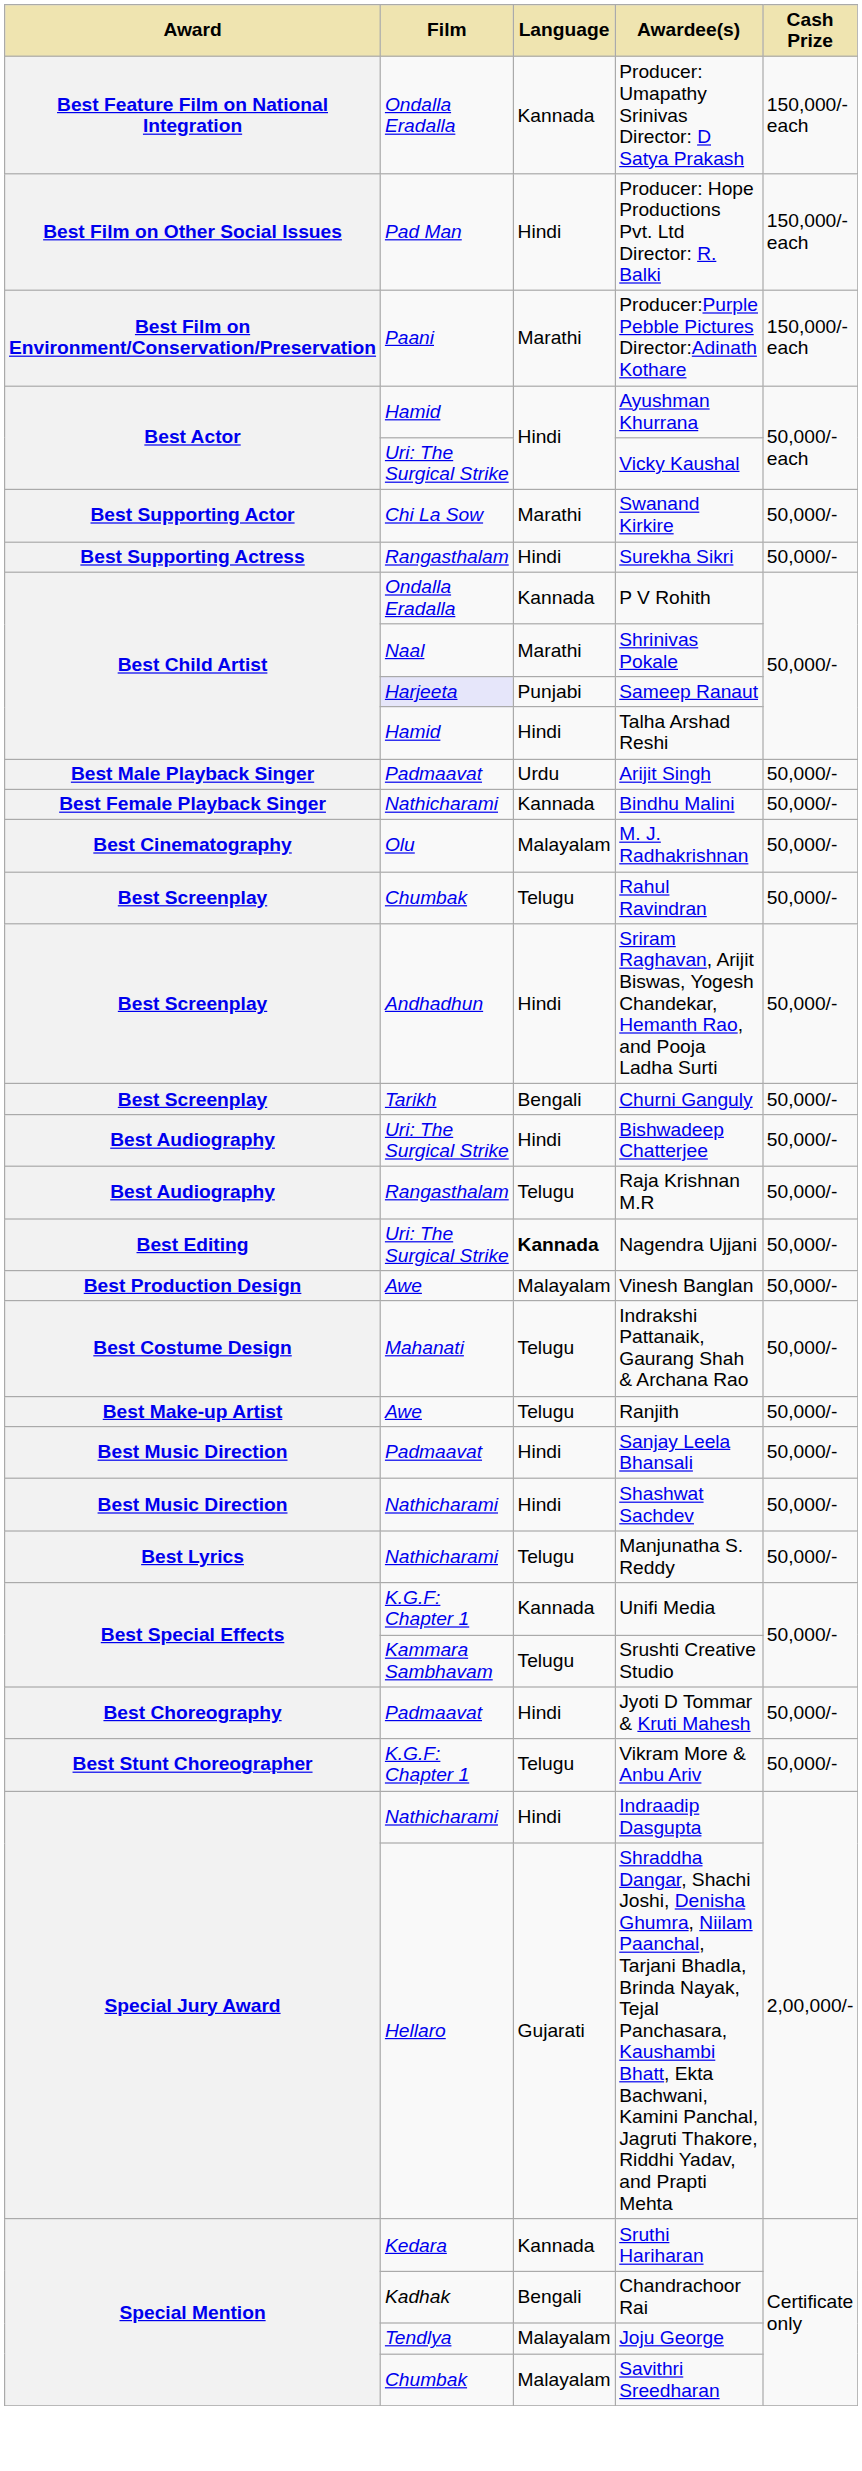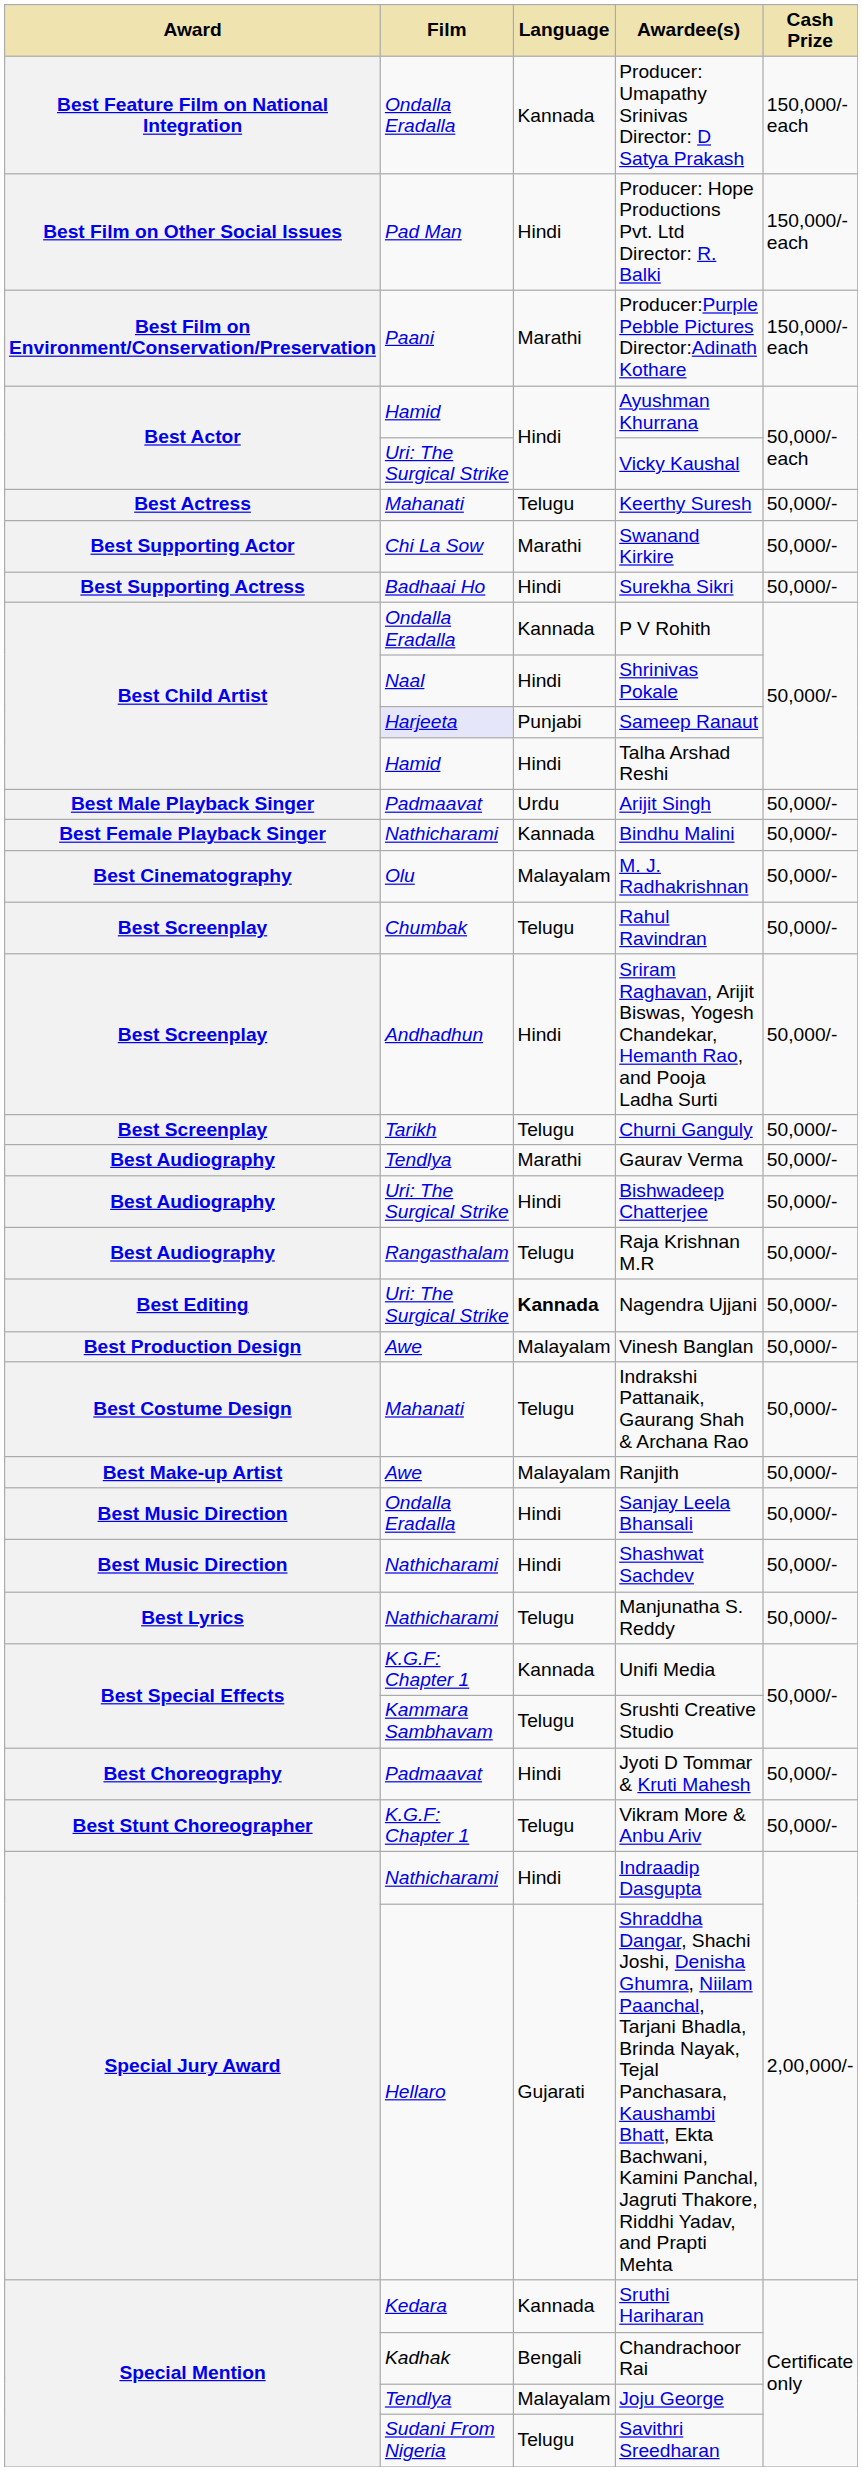+ row: (685, 504)
(447, 556) Rangasthalam -> (435, 587) Badhaai Ho
(550, 650) Marathi -> (539, 680) Hindi
(550, 1098) Bengali -> (546, 1129) Telugu
+ row: (681, 1159)
(546, 1411) Telugu -> (564, 1472) Malayalam
(433, 1452) Padmaavat -> (420, 1513) Ondalla Eradalla
(426, 2379) Chumbak -> (440, 2440) Sudani From Nigeria
(564, 2379) Malayalam -> (546, 2440) Telugu
